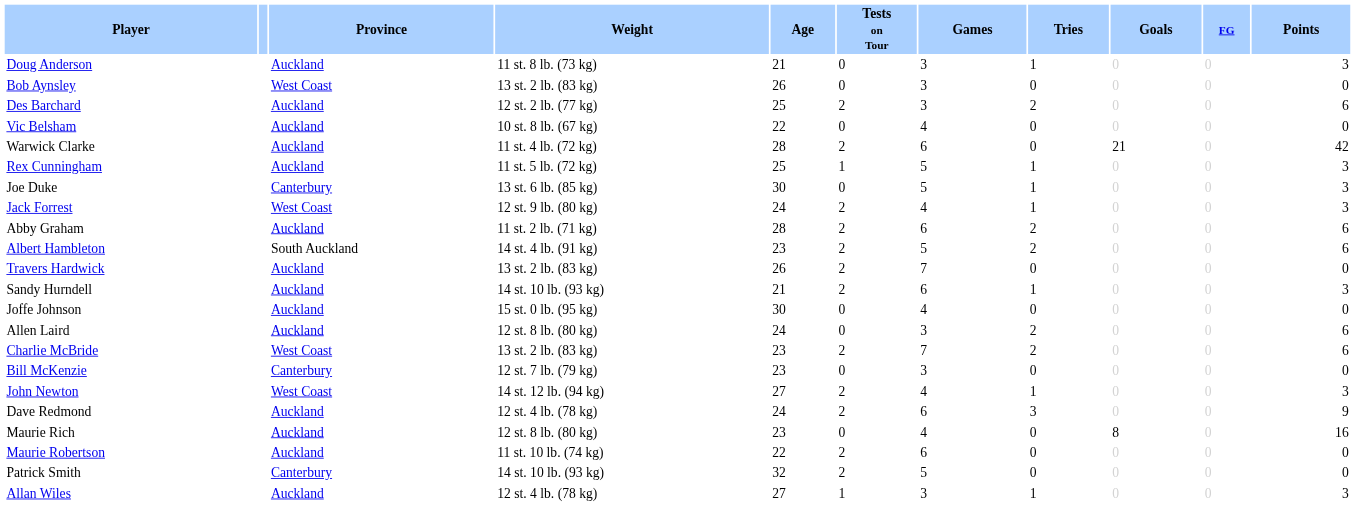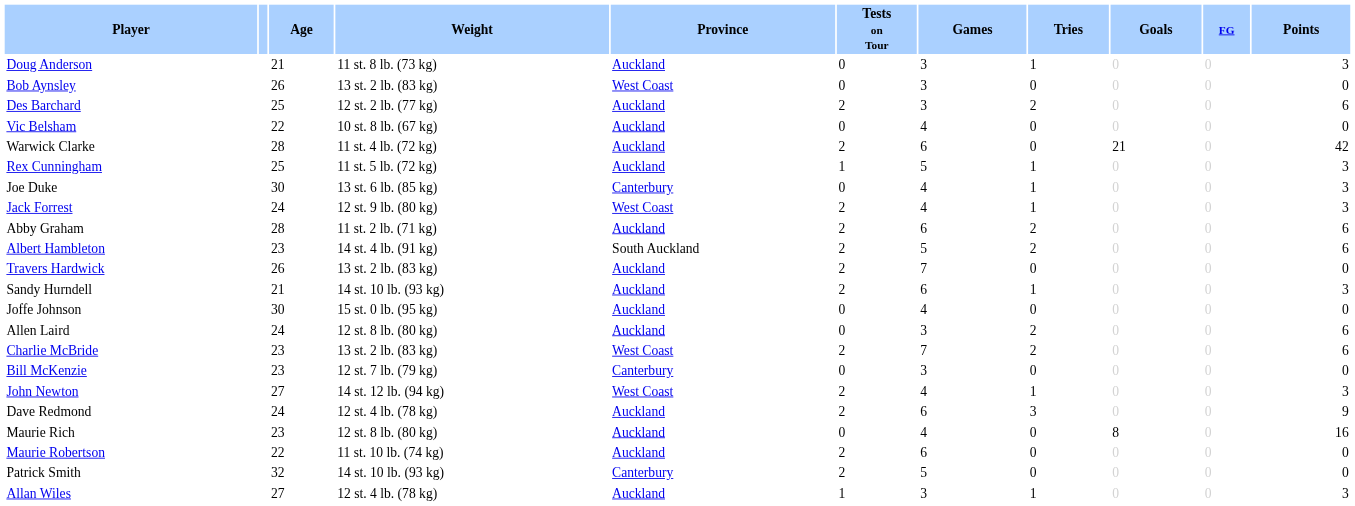columns swapped: (803, 29) <-> (381, 29)
(924, 187) 5 -> (924, 187) 4
